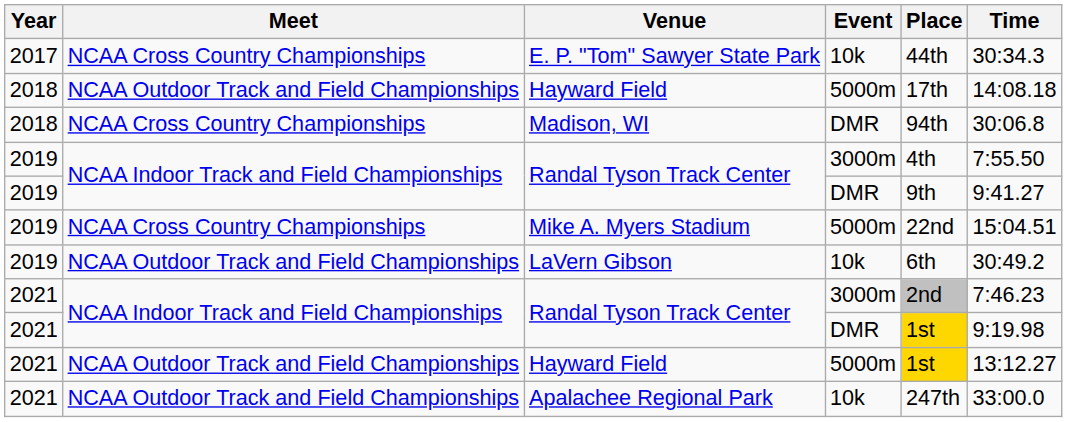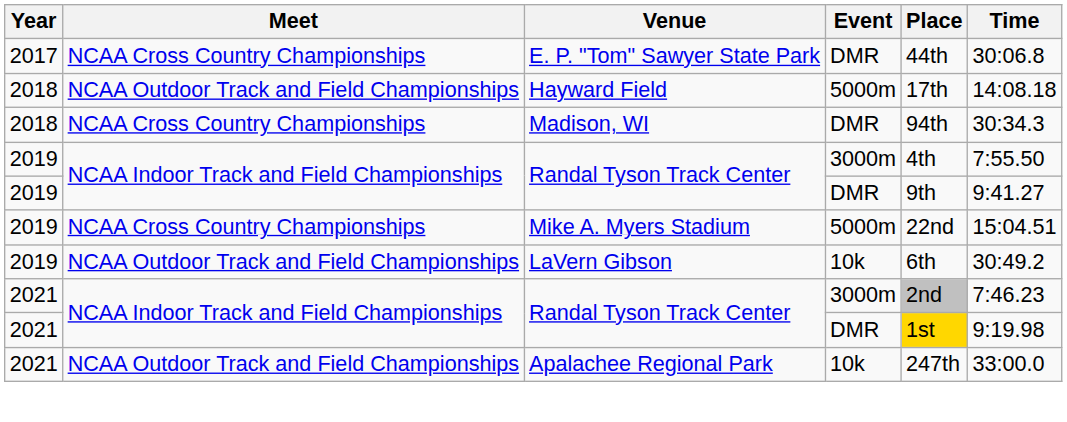(847, 55) 10k -> (855, 55) DMR
(1008, 55) 30:34.3 -> (1008, 55) 30:06.8
(1008, 124) 30:06.8 -> (1008, 124) 30:34.3
- row: (34, 364)
